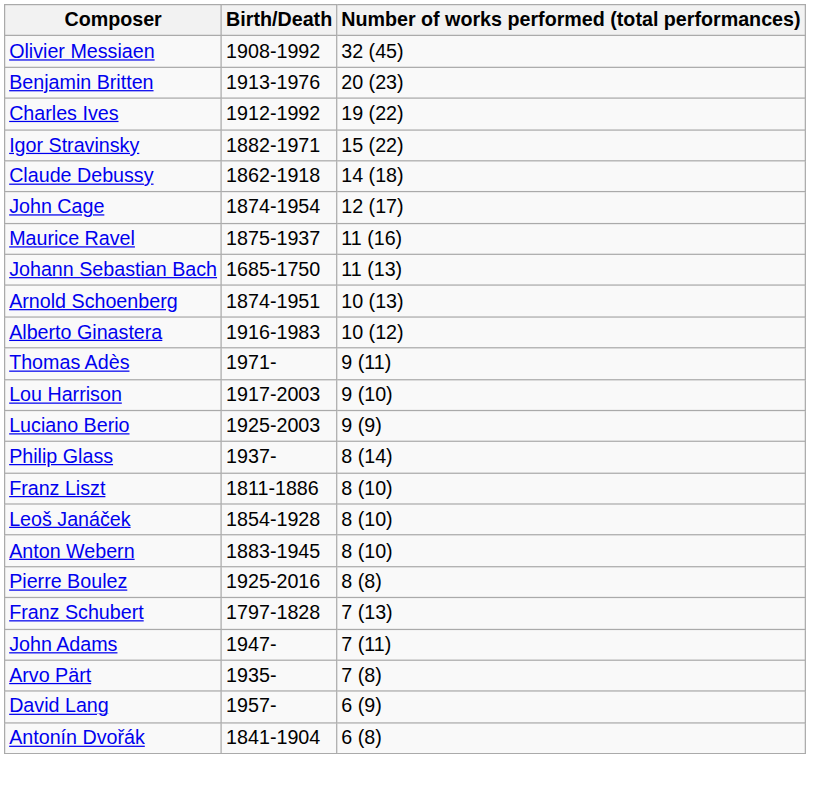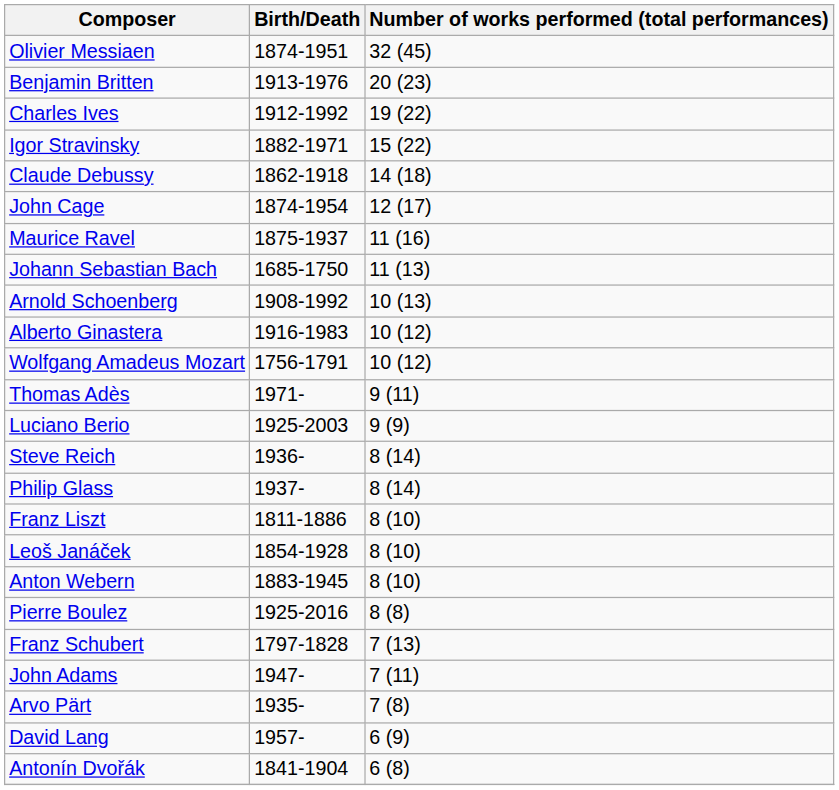(273, 51) 1908-1992 -> (301, 51) 1874-1951
(273, 301) 1874-1951 -> (301, 301) 1908-1992
+ row: (127, 363)
- row: (65, 394)
+ row: (62, 457)
